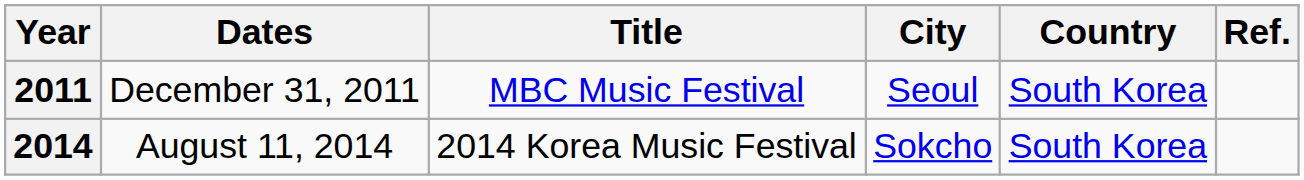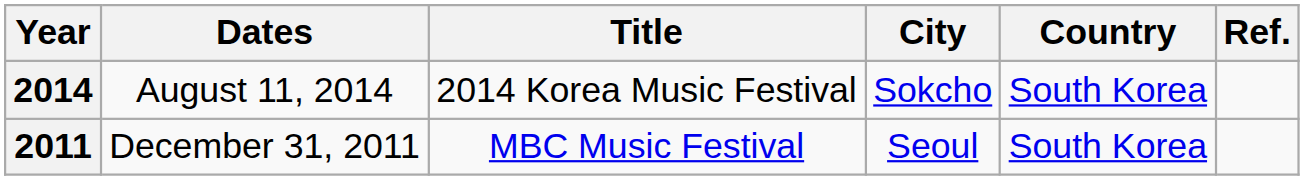rows swapped: (53, 89) <-> (53, 145)
